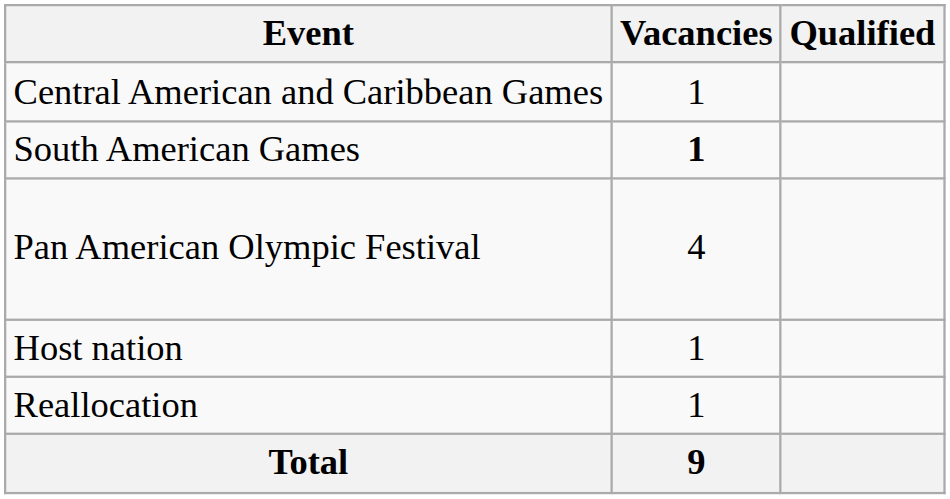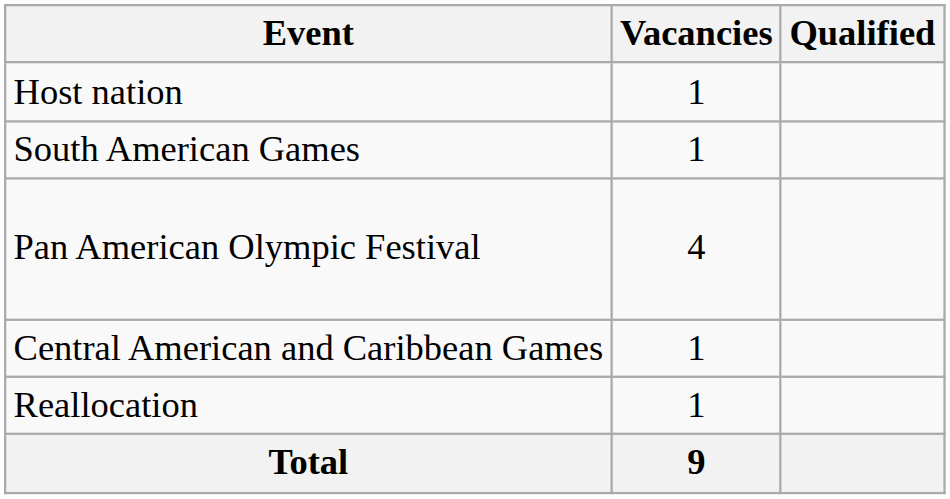rows swapped: (98, 346) <-> (308, 91)
(696, 149) bold -> (696, 149) normal
